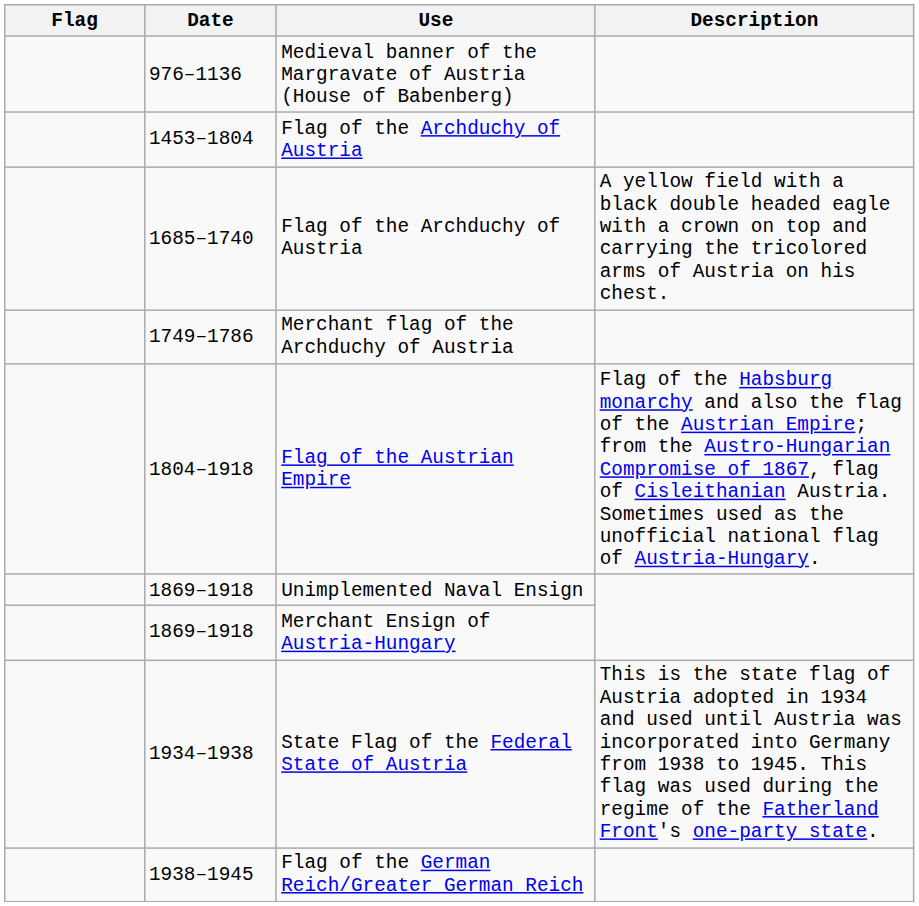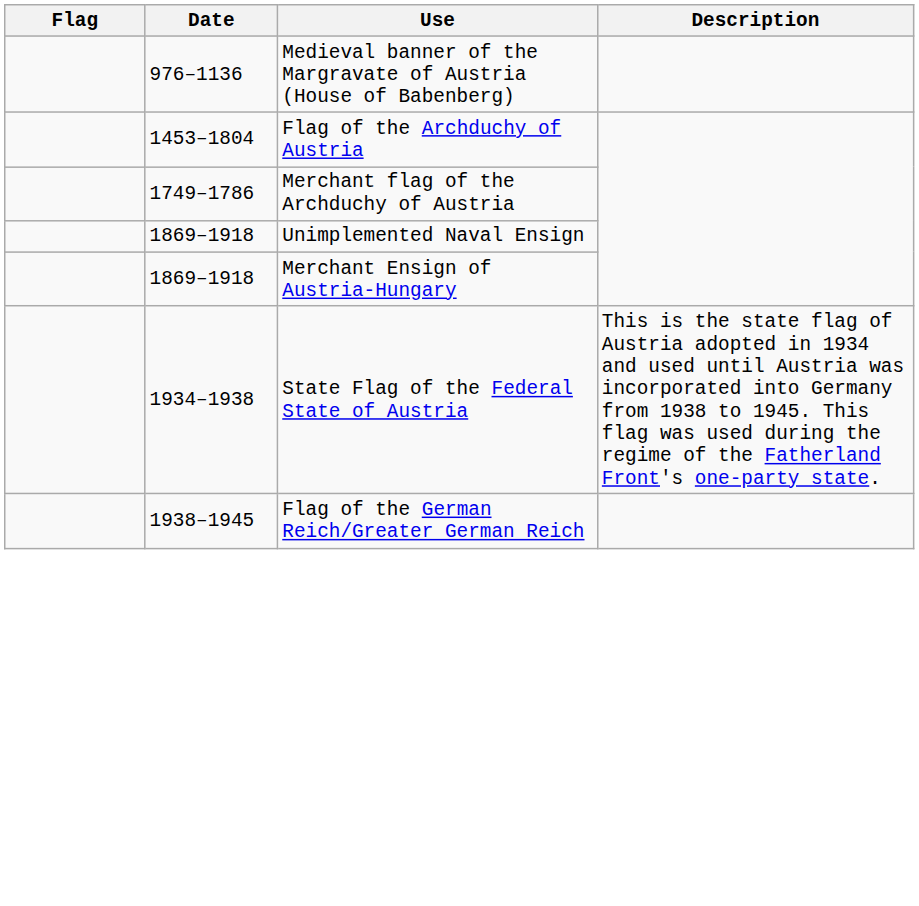- row: (201, 238)
- row: (201, 469)
